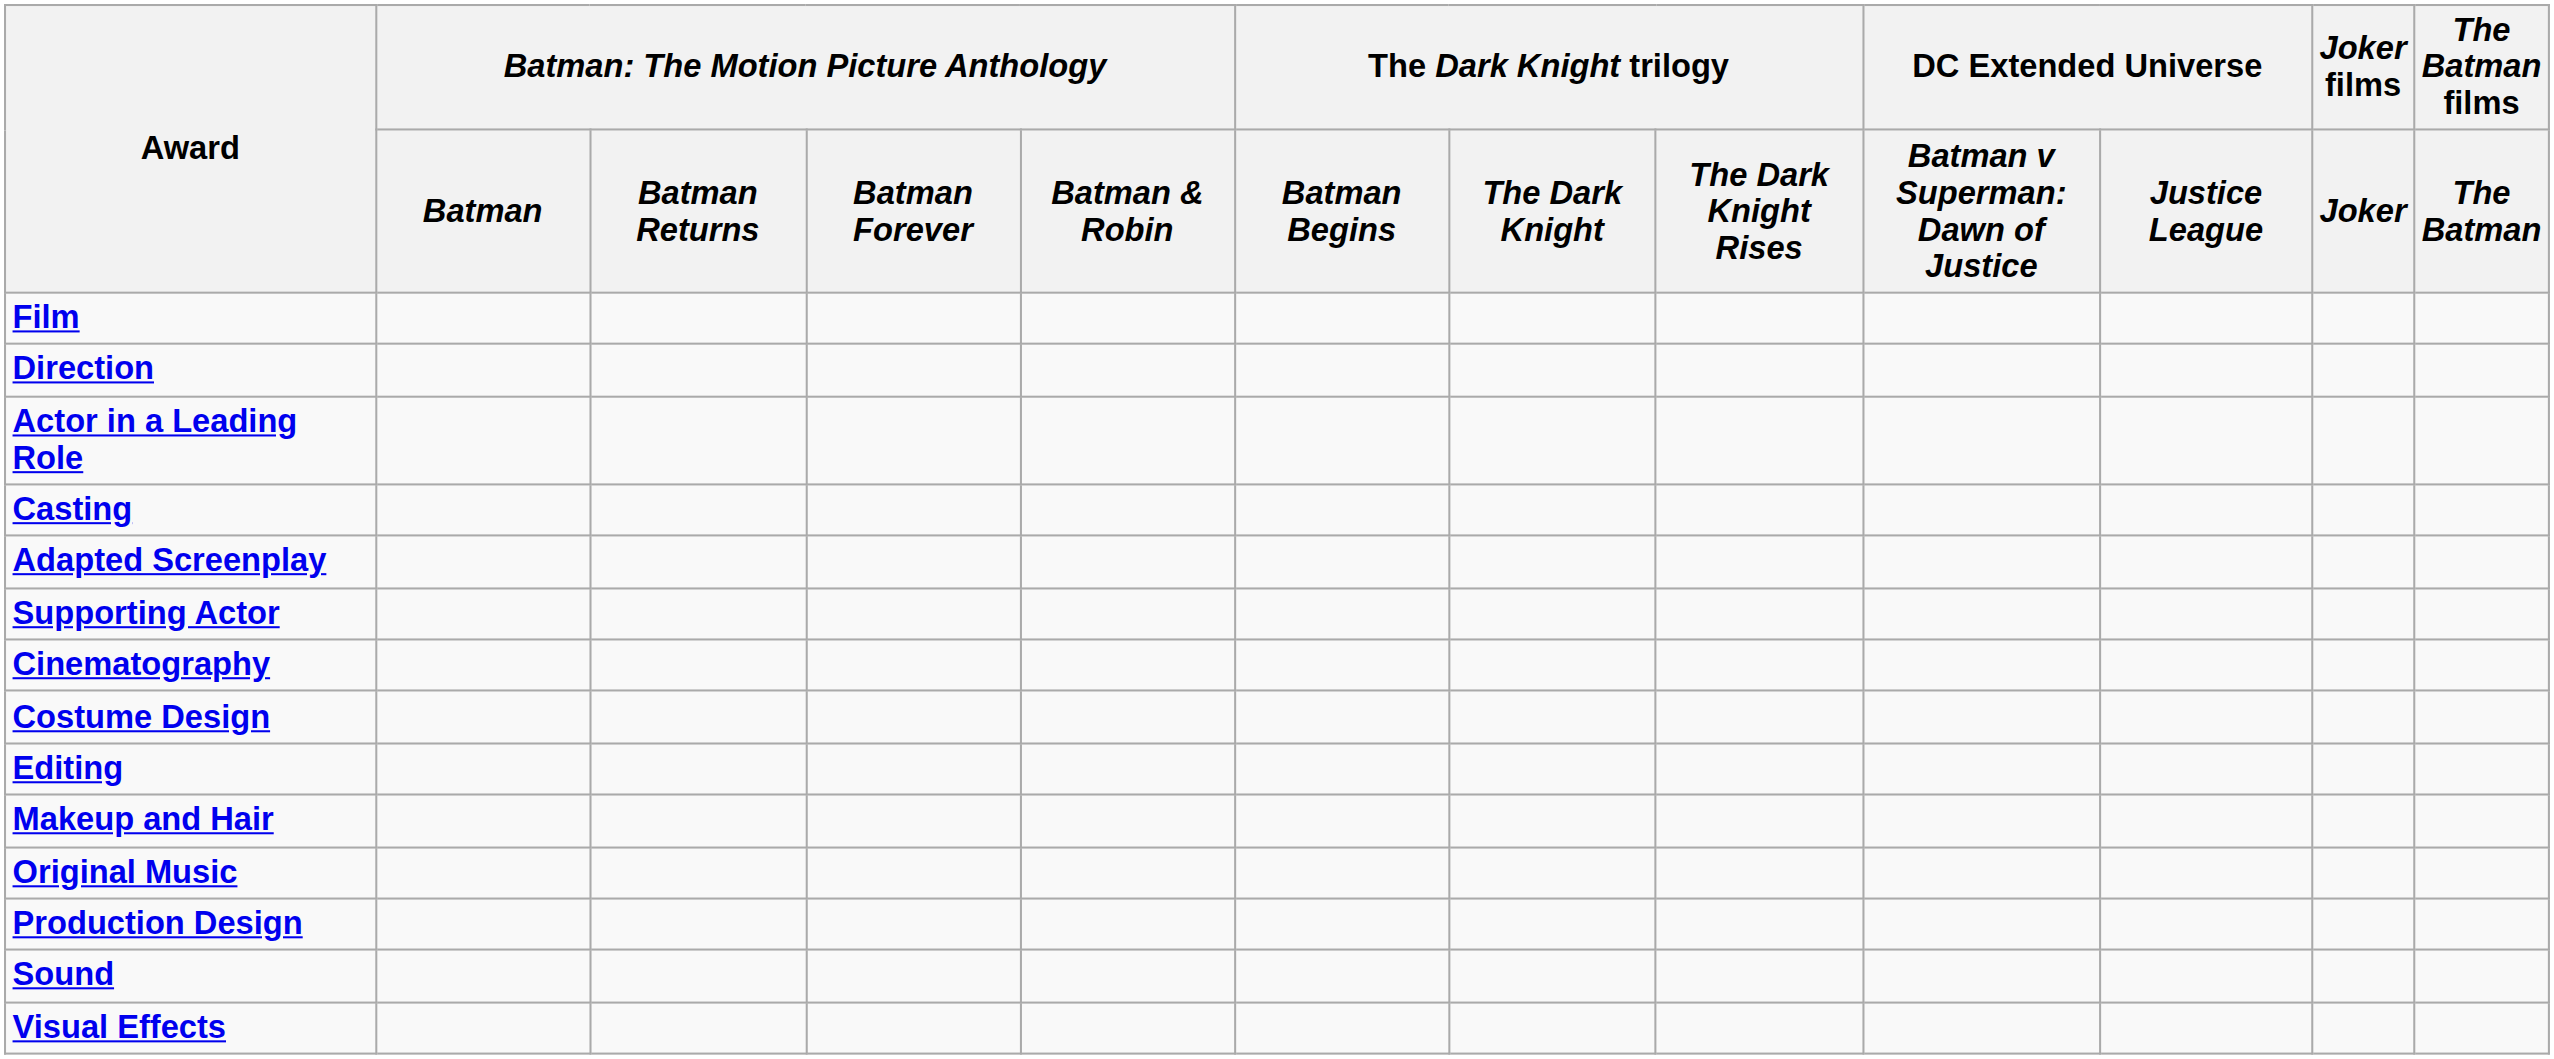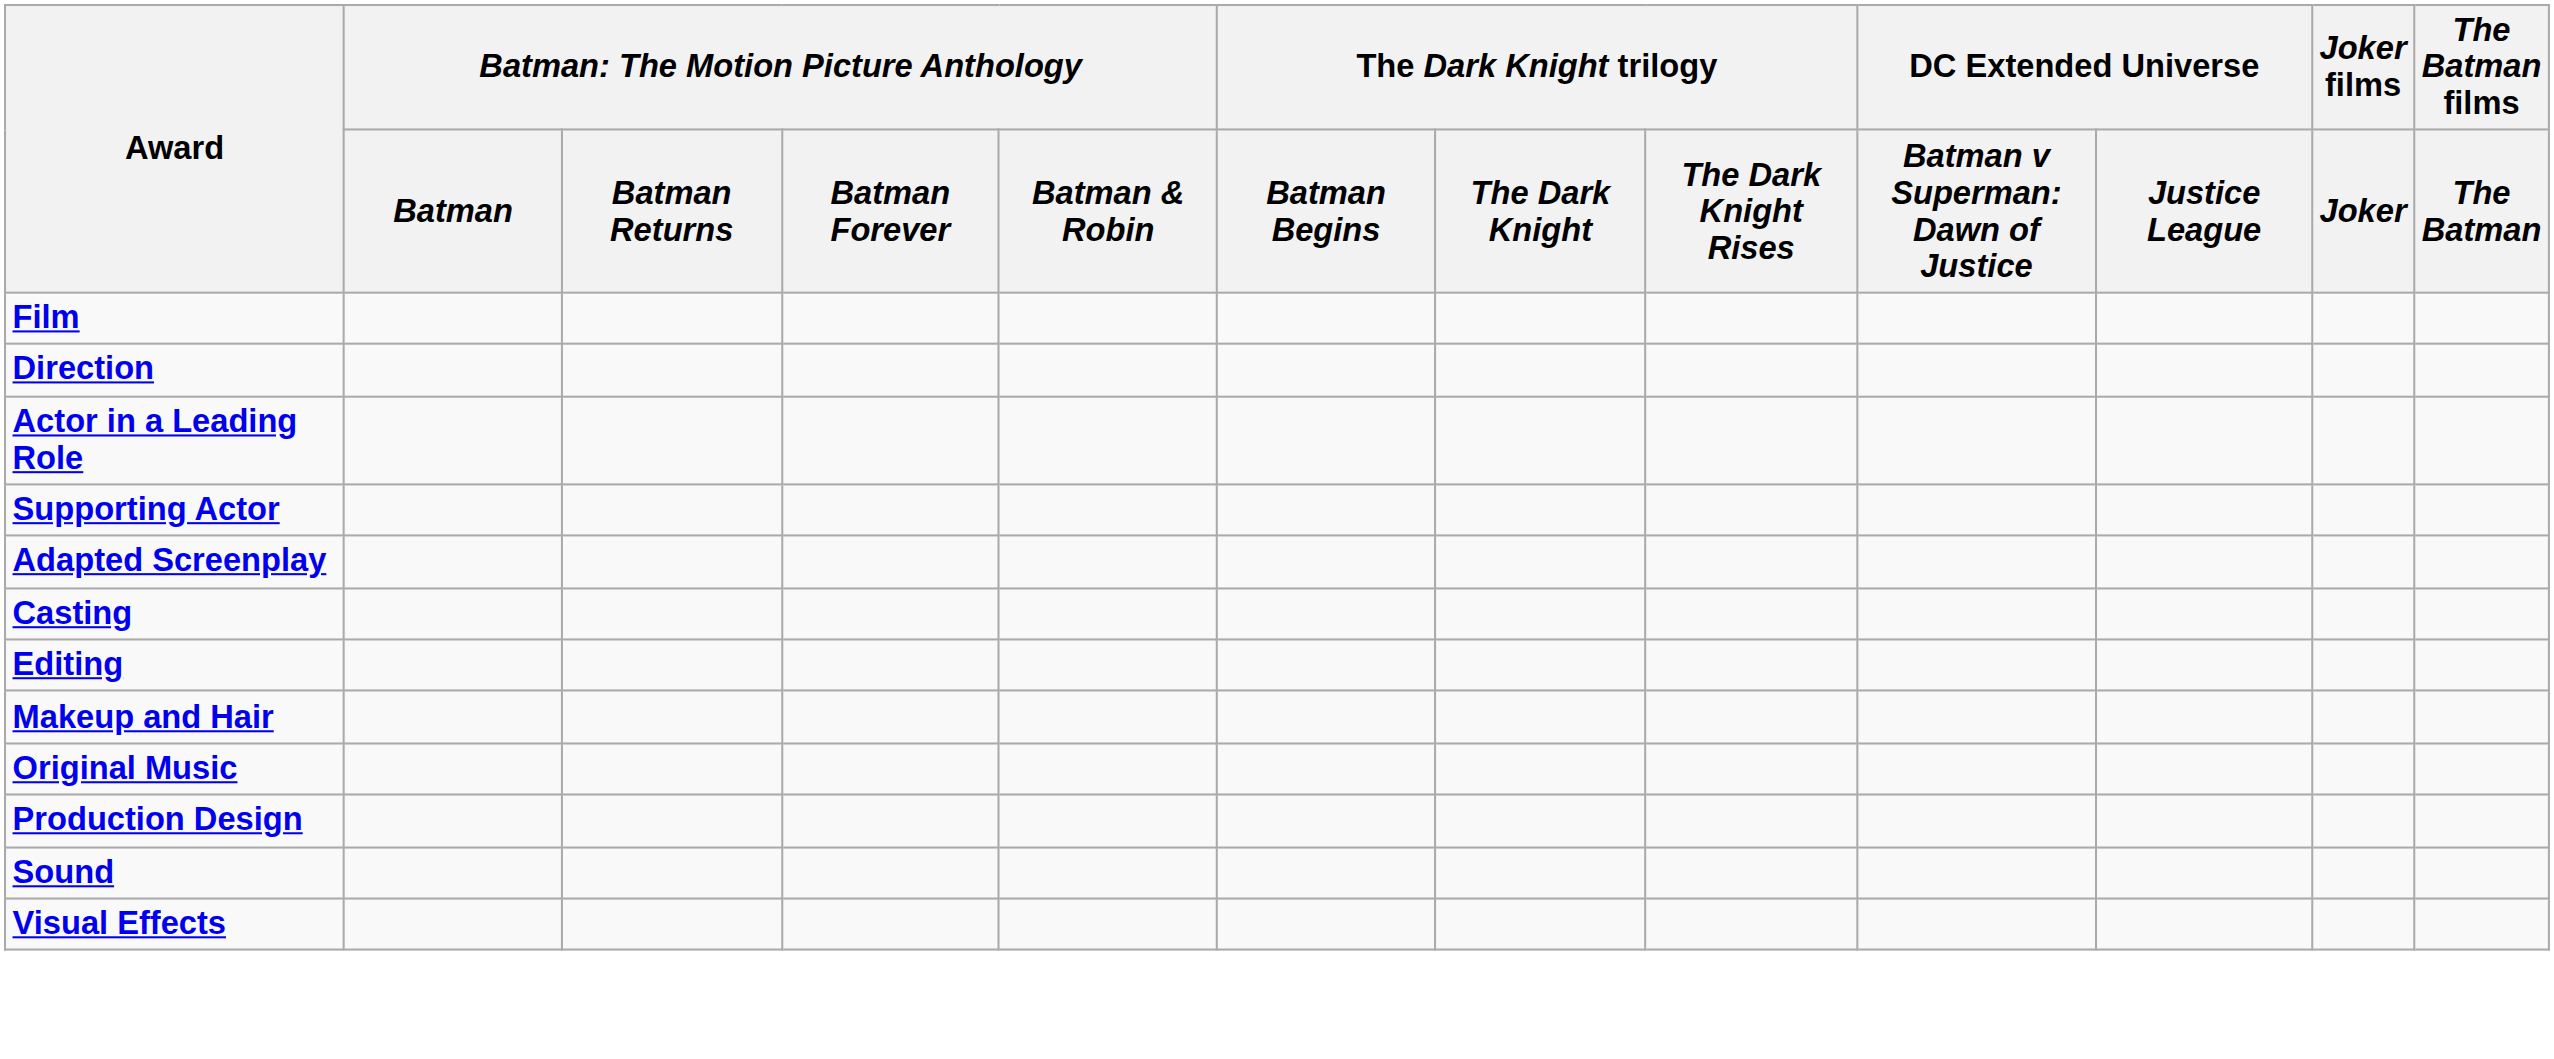rows swapped: (146, 613) <-> (72, 509)
- row: (141, 664)
- row: (141, 716)
